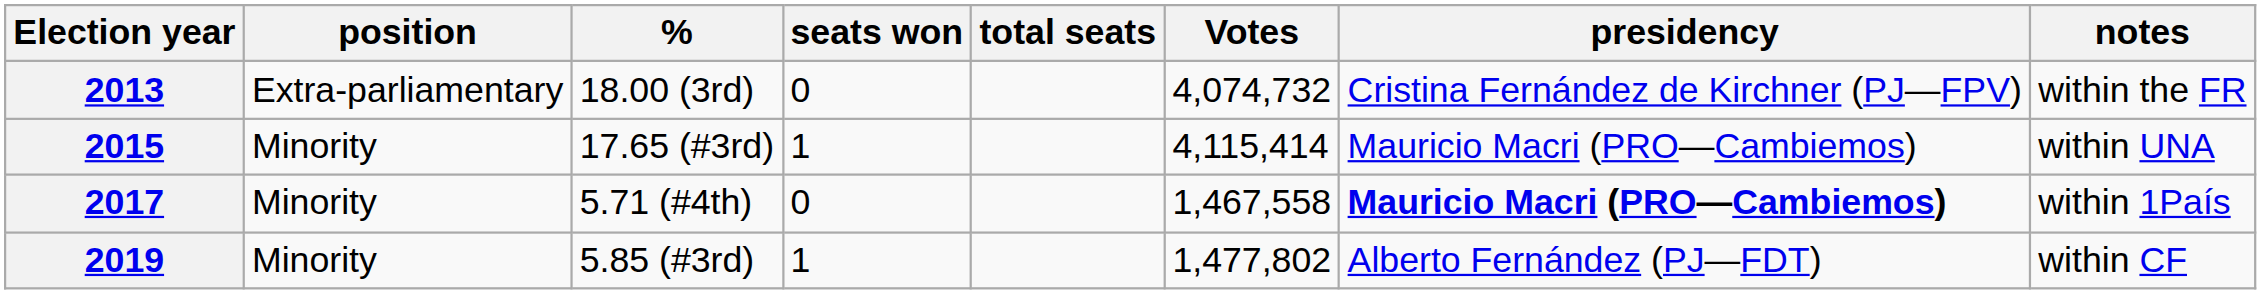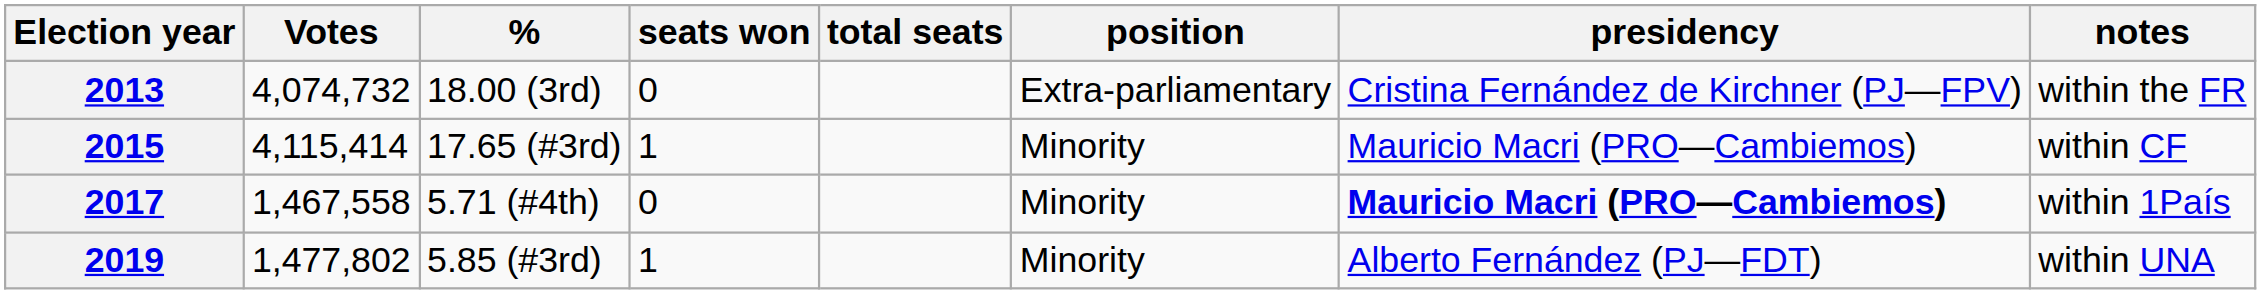columns swapped: (1252, 32) <-> (408, 32)
(2127, 145) within UNA -> (2113, 145) within CF
(2113, 259) within CF -> (2127, 259) within UNA
